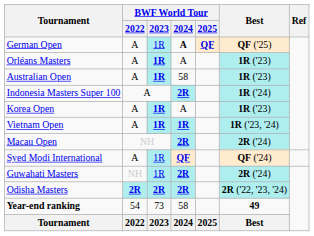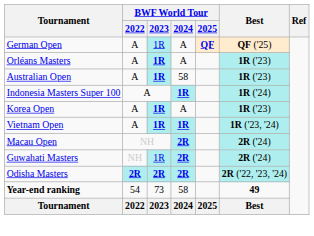(183, 45) bold -> (183, 45) normal
(183, 93) 2R -> (183, 93) 1R
- row: (54, 158)
